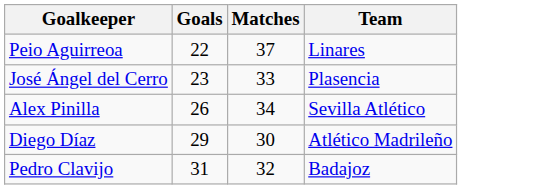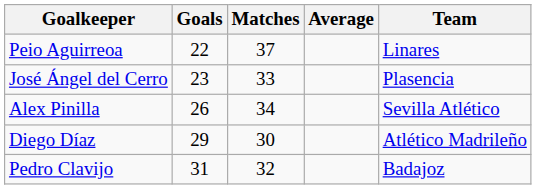+ column: (341, 19)
